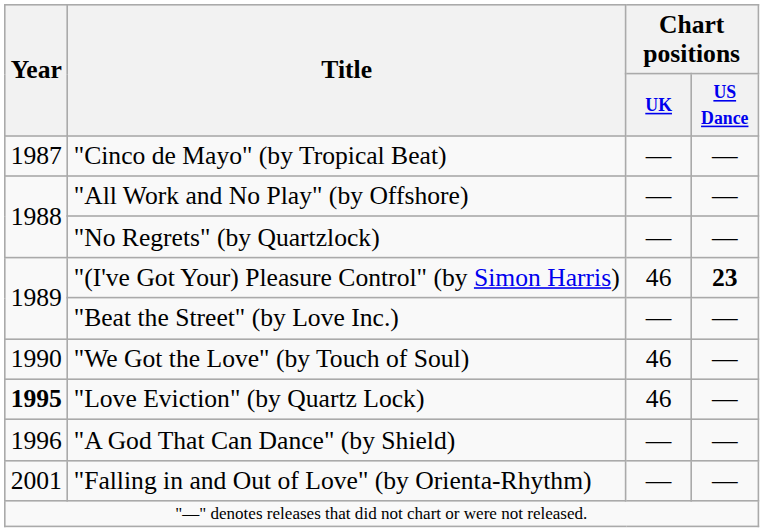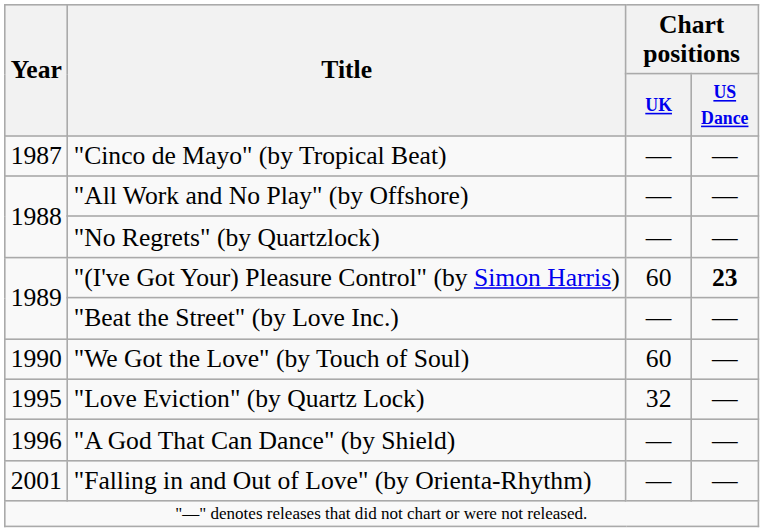(659, 277) 46 -> (659, 277) 60
(659, 358) 46 -> (659, 358) 60
(36, 399) bold -> (36, 399) normal
(659, 399) 46 -> (659, 399) 32
